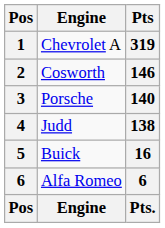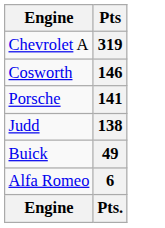- column: (21, 17)
(143, 99) 140 -> (110, 99) 141
(143, 153) 16 -> (110, 153) 49
